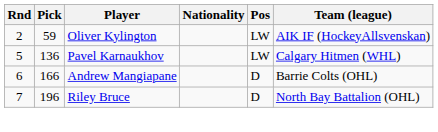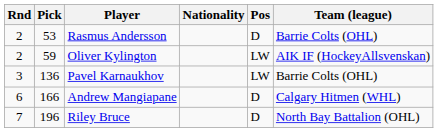+ row: (117, 35)
(19, 55) 5 -> (19, 76) 3
(338, 55) Calgary Hitmen (WHL) -> (327, 76) Barrie Colts (OHL)
(327, 76) Barrie Colts (OHL) -> (338, 96) Calgary Hitmen (WHL)
